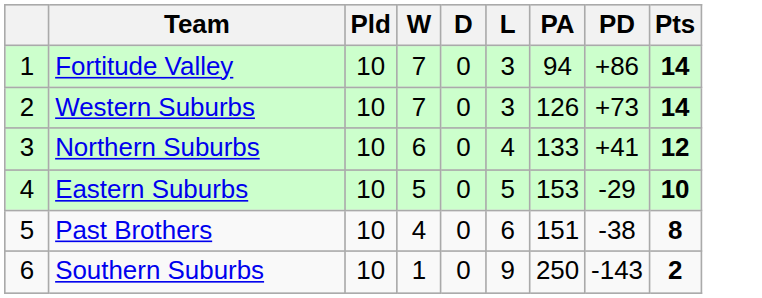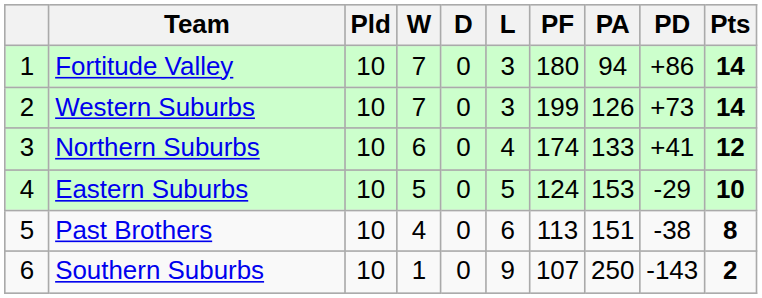+ column: (558, 25)
